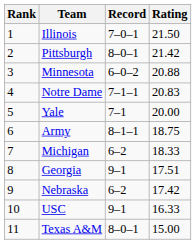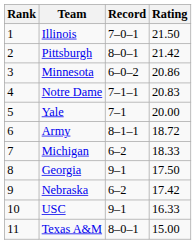(166, 72) 20.88 -> (166, 72) 20.86
(166, 131) 18.75 -> (166, 131) 18.72
(166, 170) 17.51 -> (166, 170) 17.50
